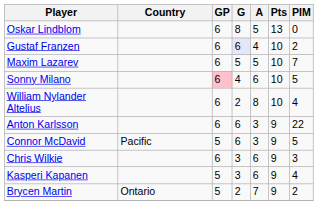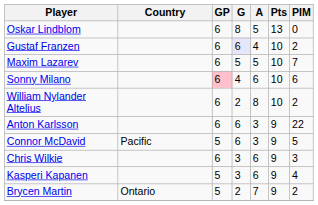(295, 79) 5 -> (295, 79) 6
(295, 102) 4 -> (295, 102) 2
